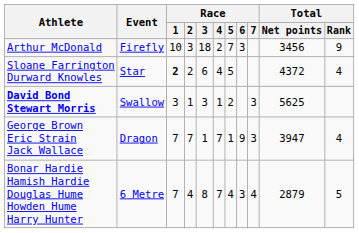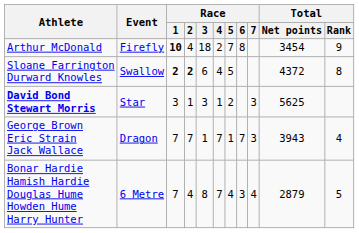(176, 47) normal -> (176, 47) bold
(190, 47) 3 -> (190, 47) 4
(242, 47) 3 -> (242, 47) 8
(292, 47) 3456 -> (292, 47) 3454
(132, 71) Star -> (142, 71) Swallow
(190, 71) normal -> (190, 71) bold
(339, 71) 4 -> (339, 71) 8
(142, 102) Swallow -> (132, 102) Star
(242, 138) 9 -> (242, 138) 7
(292, 138) 3947 -> (292, 138) 3943
